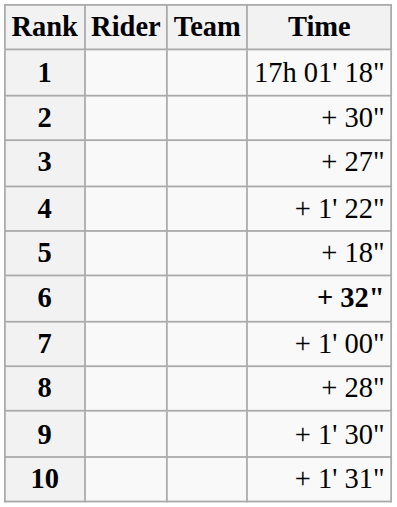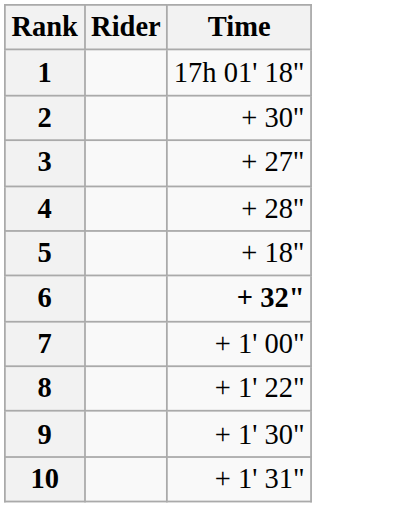- column: (207, 27)
(340, 207) + 1' 22" -> (273, 207) + 28"
(353, 388) + 28" -> (260, 388) + 1' 22"
